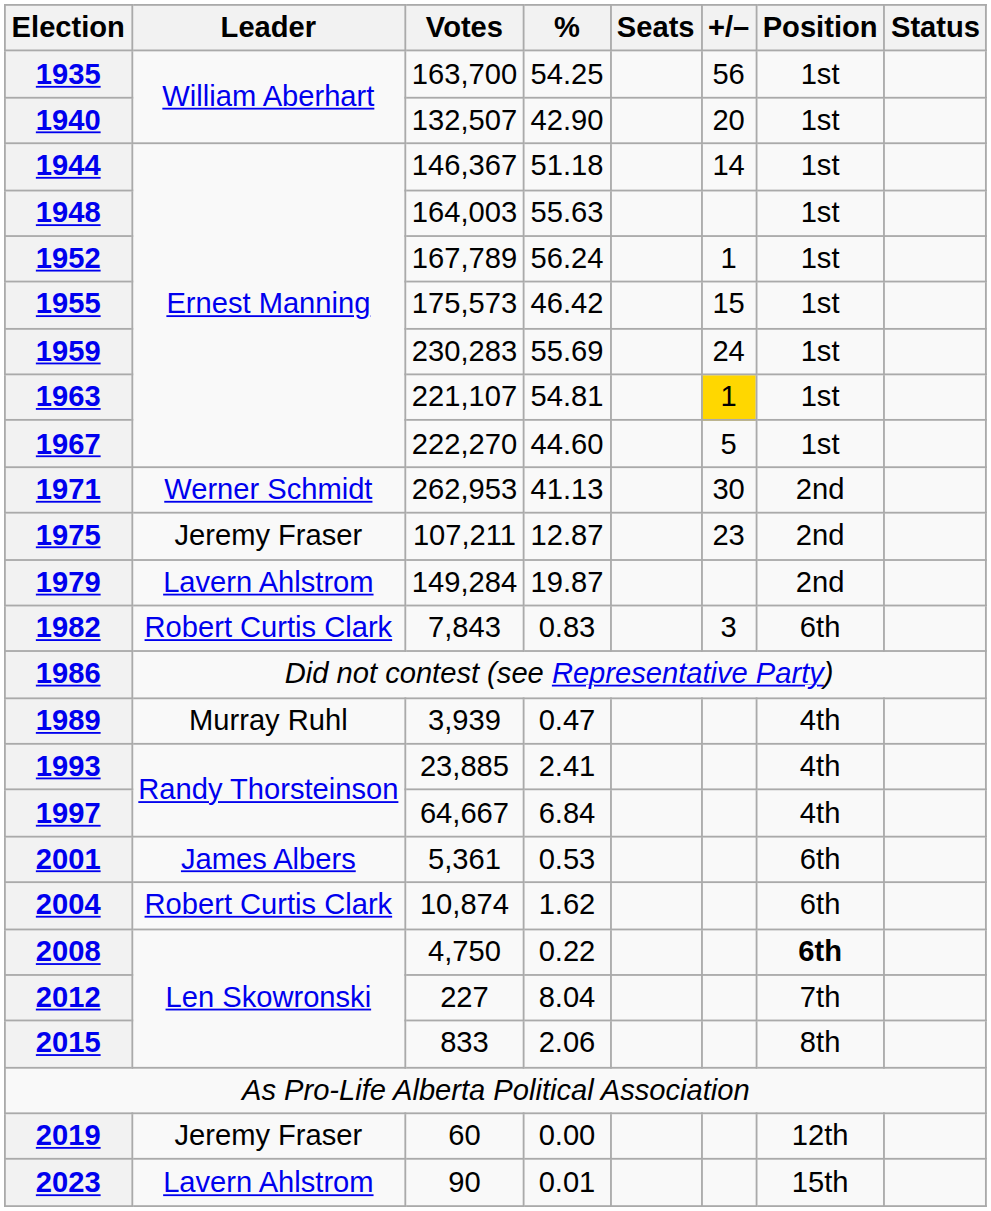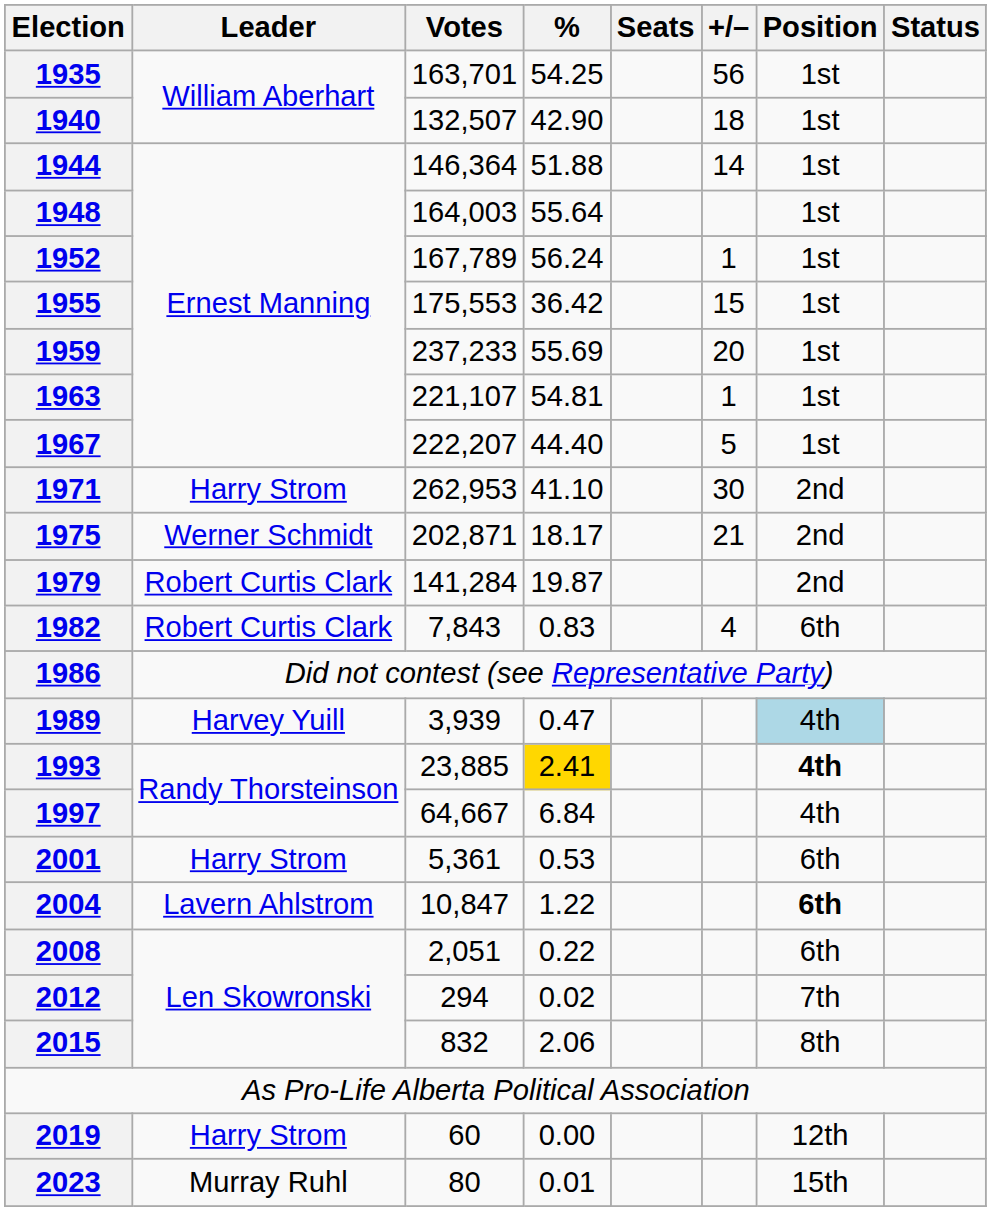(464, 73) 163,700 -> (464, 73) 163,701
(729, 119) 20 -> (729, 119) 18
(464, 166) 146,367 -> (464, 166) 146,364
(567, 166) 51.18 -> (567, 166) 51.88
(567, 212) 55.63 -> (567, 212) 55.64
(464, 304) 175,573 -> (464, 304) 175,553
(567, 304) 46.42 -> (567, 304) 36.42
(464, 350) 230,283 -> (464, 350) 237,233
(729, 350) 24 -> (729, 350) 20
(729, 397) gold background -> (729, 397) no background
(464, 443) 222,270 -> (464, 443) 222,207
(567, 443) 44.60 -> (567, 443) 44.40
(268, 489) Werner Schmidt -> (268, 489) Harry Strom
(567, 489) 41.13 -> (567, 489) 41.10
(268, 535) Jeremy Fraser -> (268, 535) Werner Schmidt
(464, 535) 107,211 -> (464, 535) 202,871
(567, 535) 12.87 -> (567, 535) 18.17
(729, 535) 23 -> (729, 535) 21
(268, 581) Lavern Ahlstrom -> (268, 581) Robert Curtis Clark
(464, 581) 149,284 -> (464, 581) 141,284
(729, 627) 3 -> (729, 627) 4
(268, 720) Murray Ruhl -> (268, 720) Harvey Yuill
(820, 720) no background -> (820, 720) lightblue background
(567, 766) no background -> (567, 766) gold background
(820, 766) normal -> (820, 766) bold
(268, 858) James Albers -> (268, 858) Harry Strom
(268, 905) Robert Curtis Clark -> (268, 905) Lavern Ahlstrom
(464, 905) 10,874 -> (464, 905) 10,847
(567, 905) 1.62 -> (567, 905) 1.22
(820, 905) normal -> (820, 905) bold
(464, 951) 4,750 -> (464, 951) 2,051
(820, 951) bold -> (820, 951) normal
(464, 997) 227 -> (464, 997) 294
(567, 997) 8.04 -> (567, 997) 0.02
(464, 1043) 833 -> (464, 1043) 832
(268, 1135) Jeremy Fraser -> (268, 1135) Harry Strom
(268, 1182) Lavern Ahlstrom -> (268, 1182) Murray Ruhl
(464, 1182) 90 -> (464, 1182) 80
